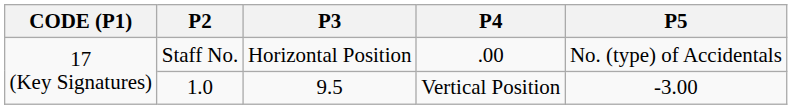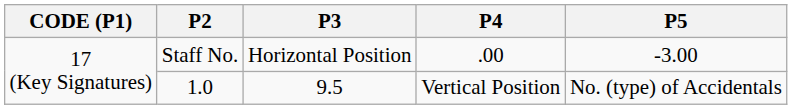(676, 54) No. (type) of Accidentals -> (676, 54) -3.00
(676, 87) -3.00 -> (676, 87) No. (type) of Accidentals
